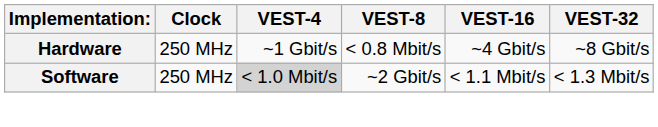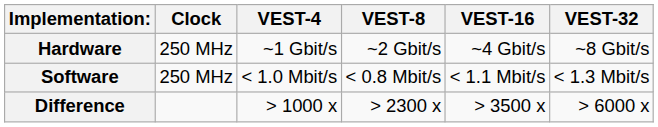(393, 48) < 0.8 Mbit/s -> (404, 48) ~2 Gbit/s
(289, 77) lightgrey background -> (289, 77) no background
(404, 77) ~2 Gbit/s -> (393, 77) < 0.8 Mbit/s
+ row: (80, 106)
